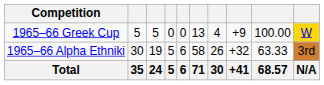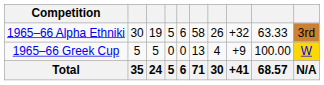rows swapped: (66, 51) <-> (66, 32)
